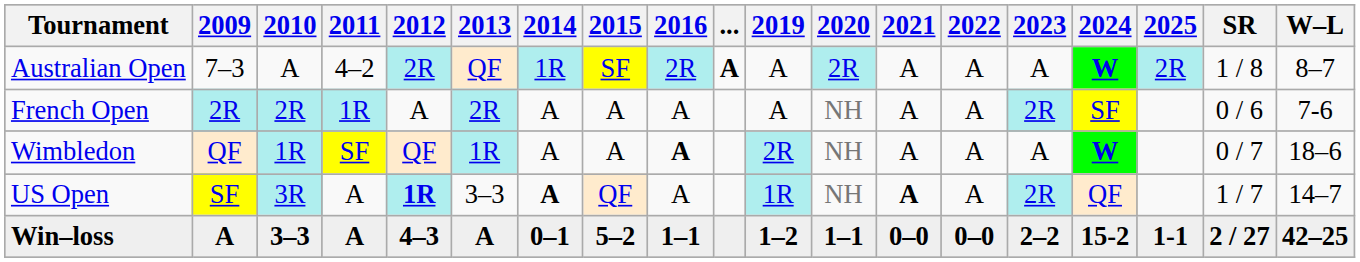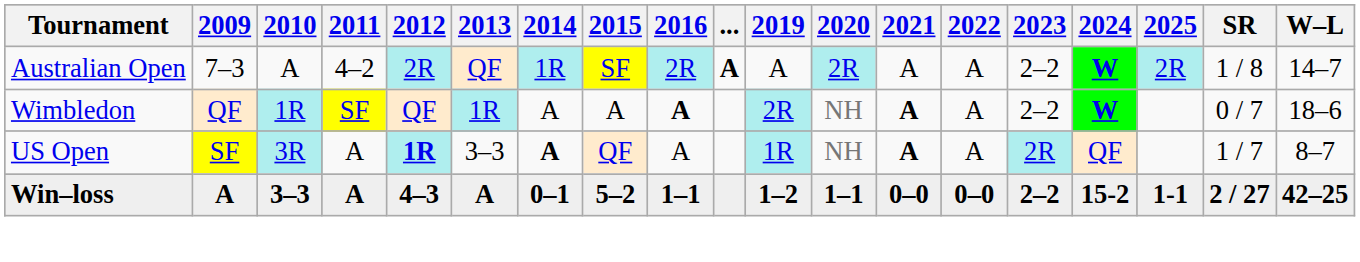(1040, 67) A -> (1040, 67) 2–2
(1315, 67) 8–7 -> (1315, 67) 14–7
- row: (80, 109)
(909, 151) normal -> (909, 109) bold
(1040, 151) A -> (1040, 109) 2–2
(1315, 194) 14–7 -> (1315, 151) 8–7
